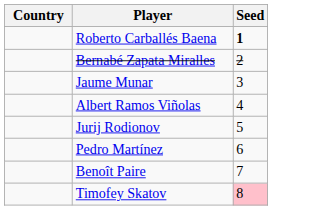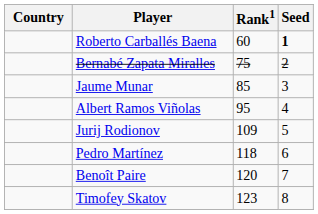+ column: (256, 17)
(240, 194) pink background -> (285, 198) no background
